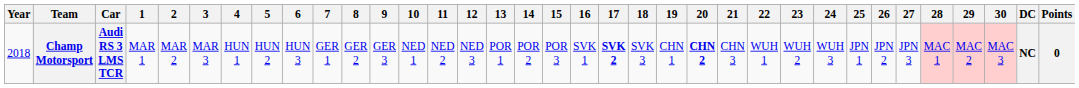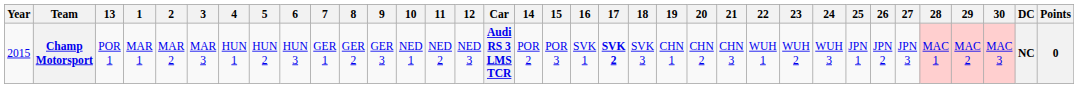columns swapped: (111, 13) <-> (500, 13)
(19, 53) 2018 -> (19, 53) 2015
(702, 53) bold -> (702, 53) normal
